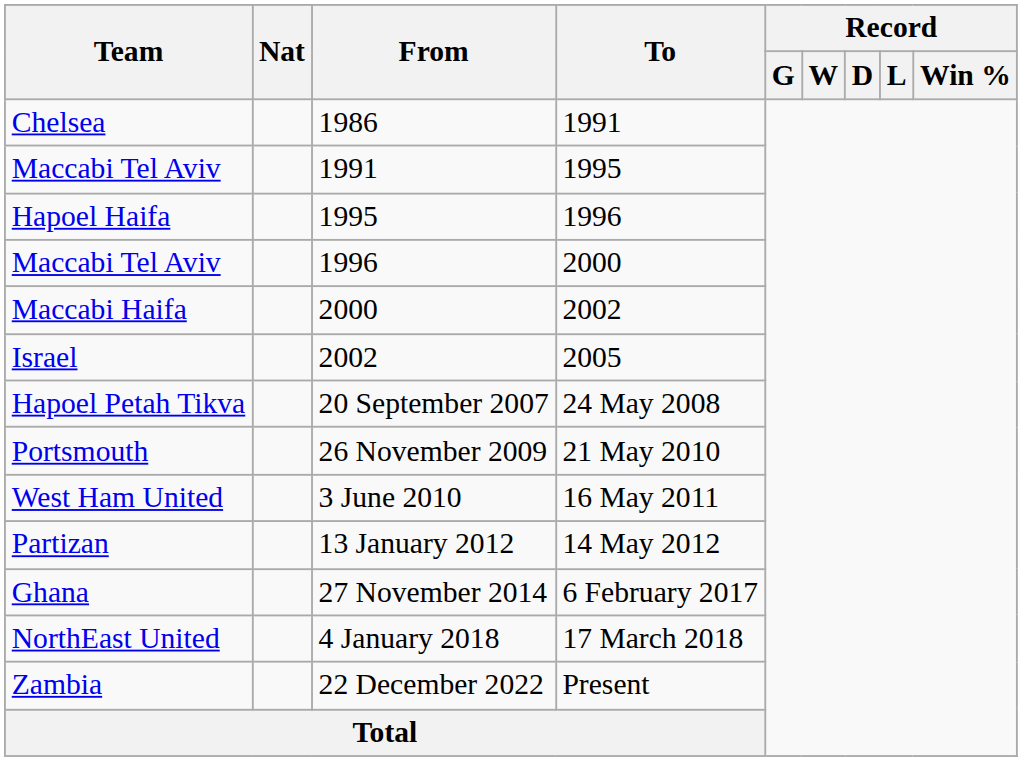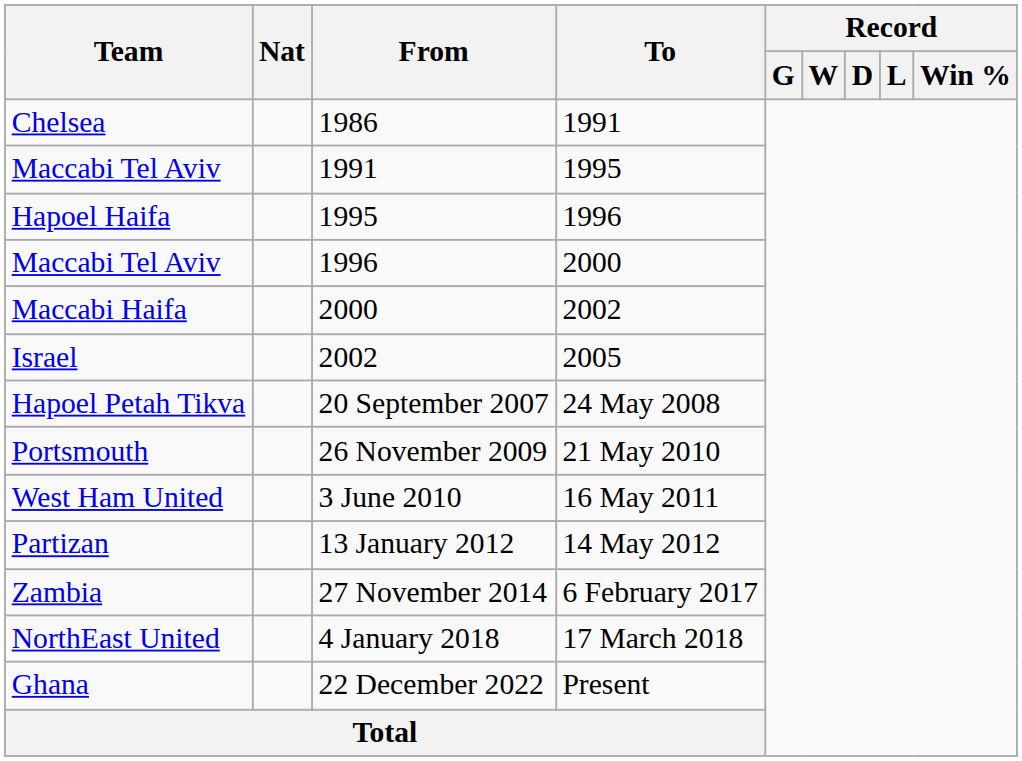(50, 591) Ghana -> (57, 591) Zambia
(57, 685) Zambia -> (50, 685) Ghana
